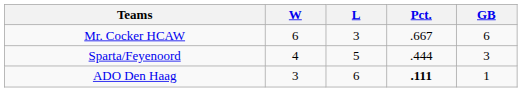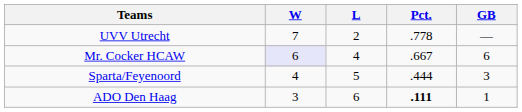+ row: (135, 35)
(295, 35) no background -> (295, 55) lavender background
(356, 35) 3 -> (356, 55) 4
